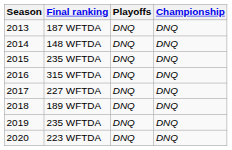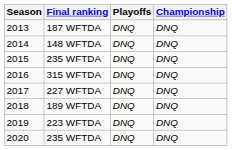(74, 122) 235 WFTDA -> (74, 122) 223 WFTDA
(74, 138) 223 WFTDA -> (74, 138) 235 WFTDA
